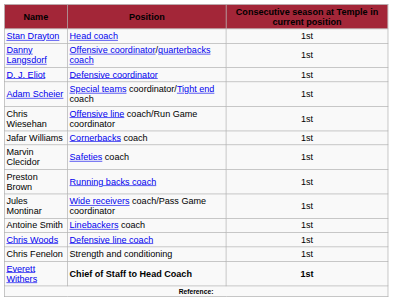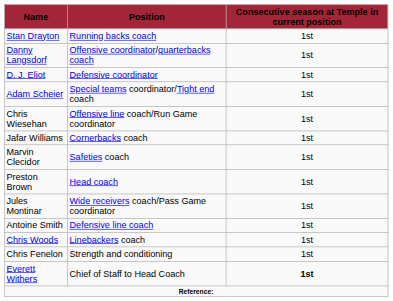(94, 36) Head coach -> (113, 36) Running backs coach
(113, 182) Running backs coach -> (94, 182) Head coach
(107, 226) Linebackers coach -> (111, 226) Defensive line coach
(111, 240) Defensive line coach -> (107, 240) Linebackers coach
(131, 274) bold -> (127, 274) normal
